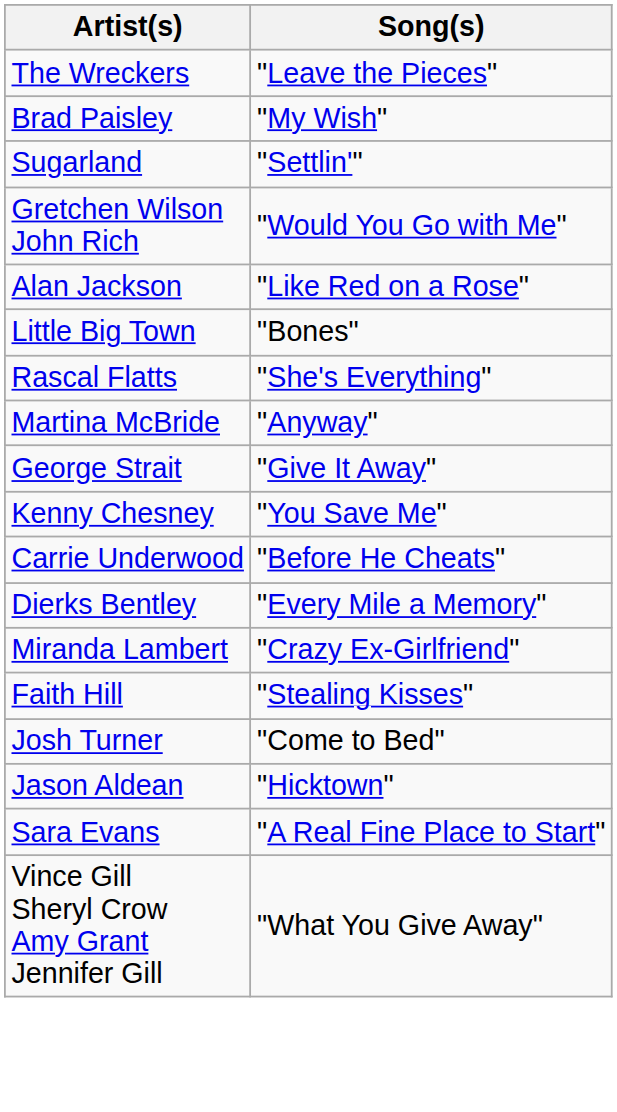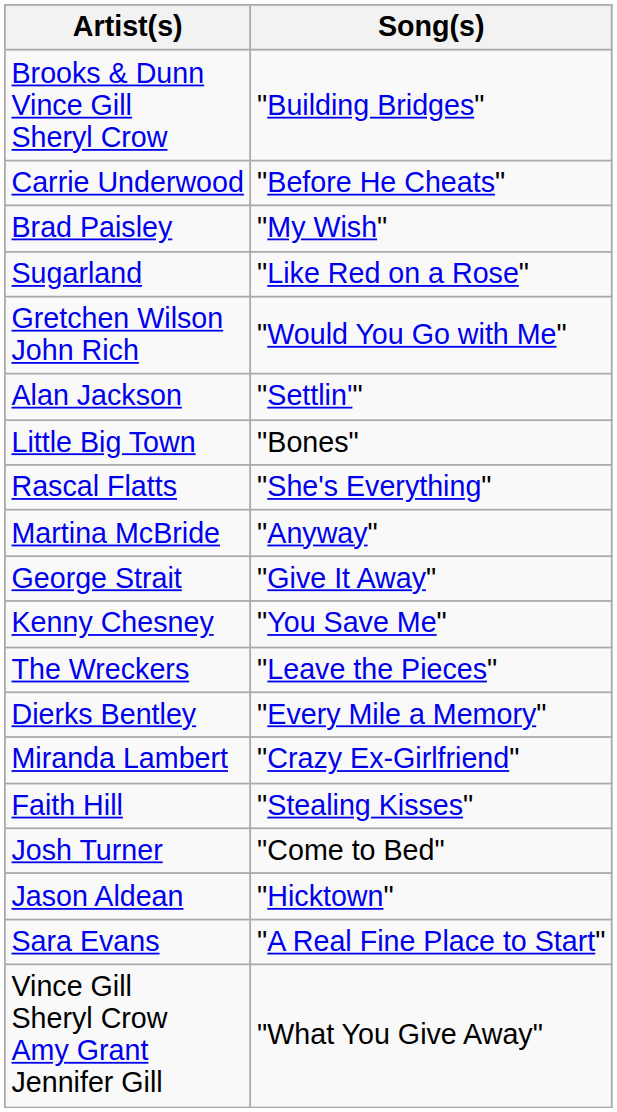+ row: (108, 104)
rows swapped: (128, 559) <-> (100, 72)
(310, 163) "Settlin'" -> (393, 273) "Like Red on a Rose"
(393, 286) "Like Red on a Rose" -> (310, 396) "Settlin'"
